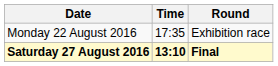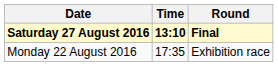rows swapped: (72, 33) <-> (78, 52)
